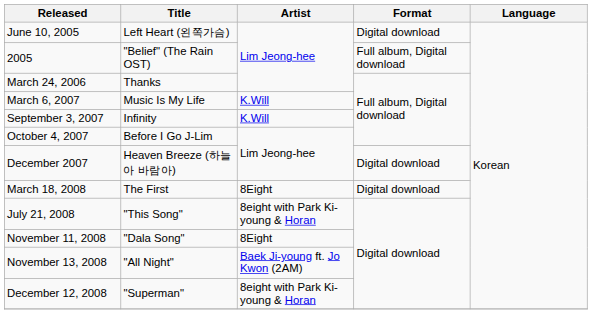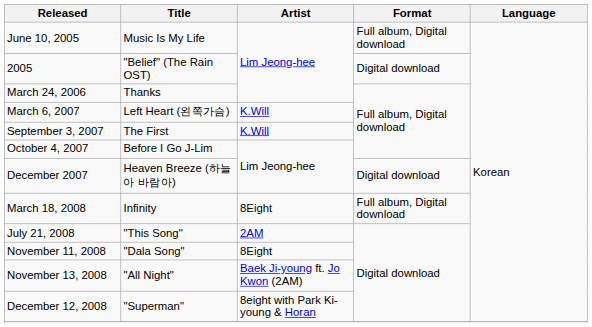(177, 32) Left Heart (왼쪽가슴) -> (164, 37) Music Is My Life
(398, 32) Digital download -> (402, 37) Full album, Digital download
(402, 58) Full album, Digital download -> (398, 68) Digital download
(164, 100) Music Is My Life -> (177, 111) Left Heart (왼쪽가슴)
(140, 118) Infinity -> (146, 131) The First
(146, 189) The First -> (140, 208) Infinity
(398, 189) Digital download -> (402, 208) Full album, Digital download
(289, 213) 8eight with Park Ki-young & Horan -> (252, 233) 2AM
